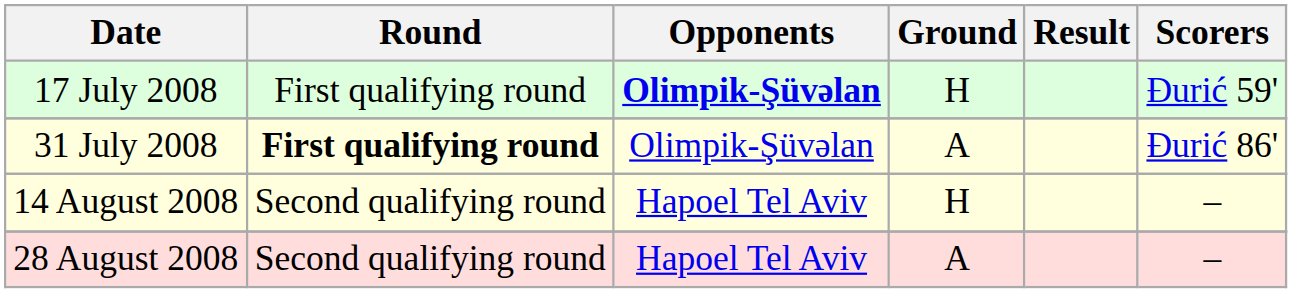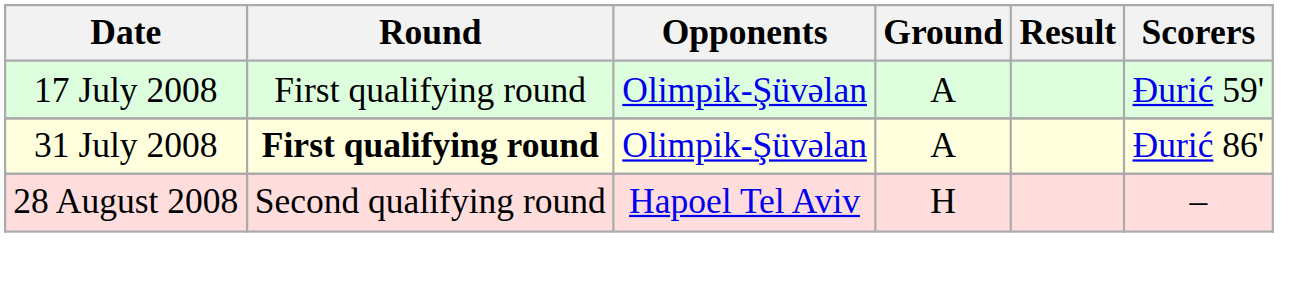(752, 88) bold -> (745, 88) normal
(957, 88) H -> (943, 88) A
- row: (126, 201)
(957, 257) A -> (943, 201) H
